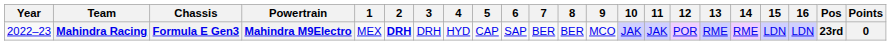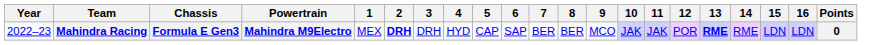- column: (831, 13)
(715, 31) normal -> (715, 31) bold
